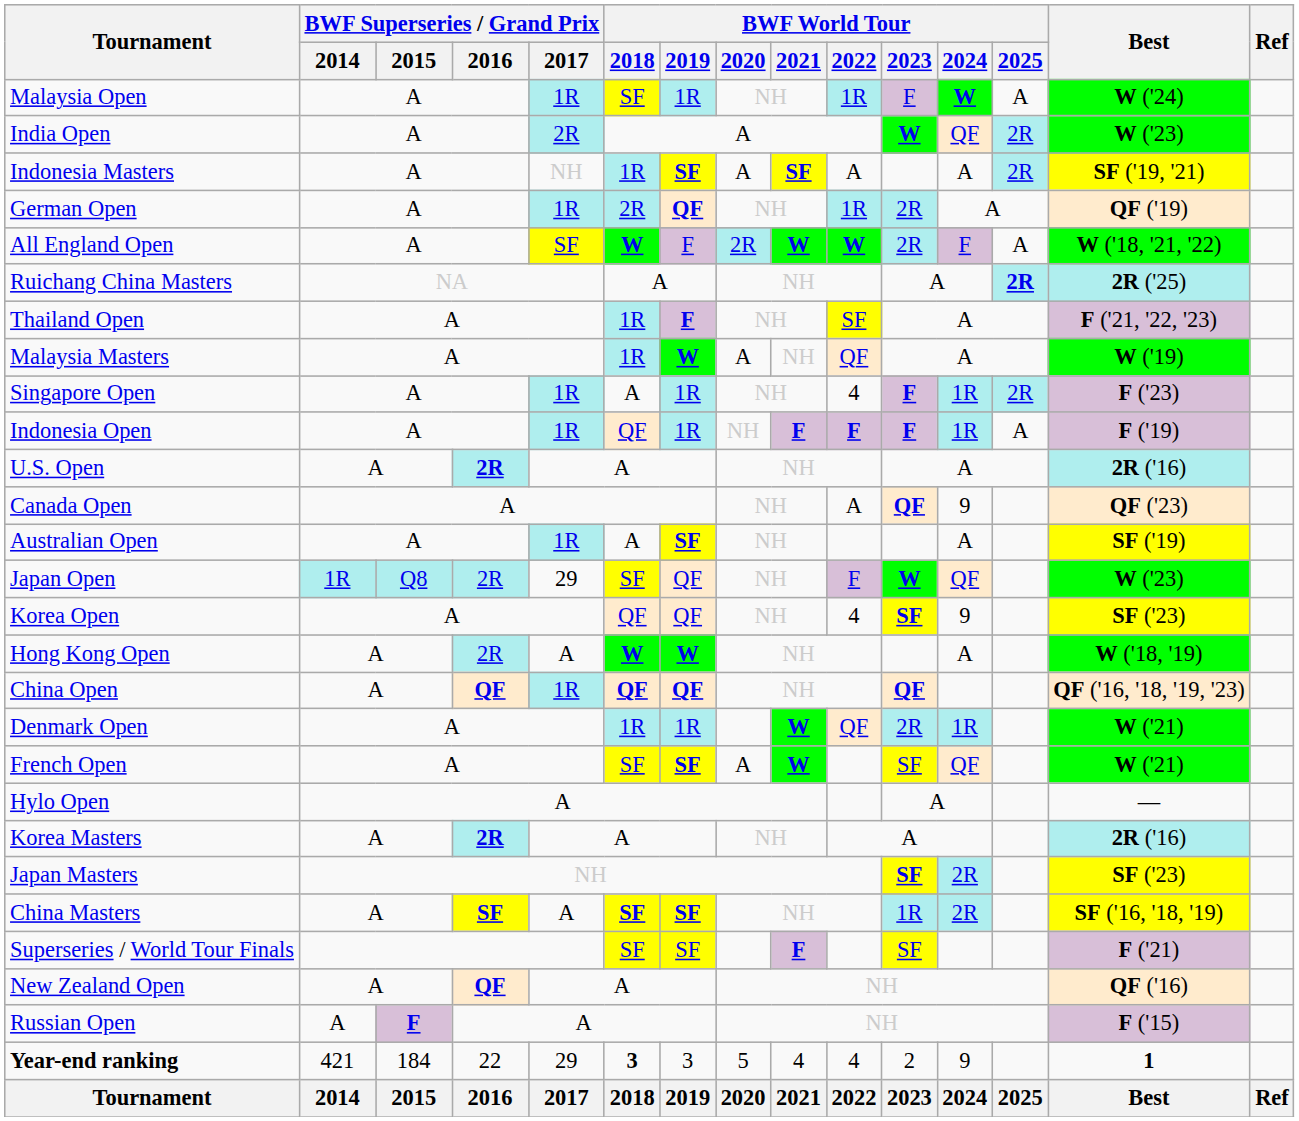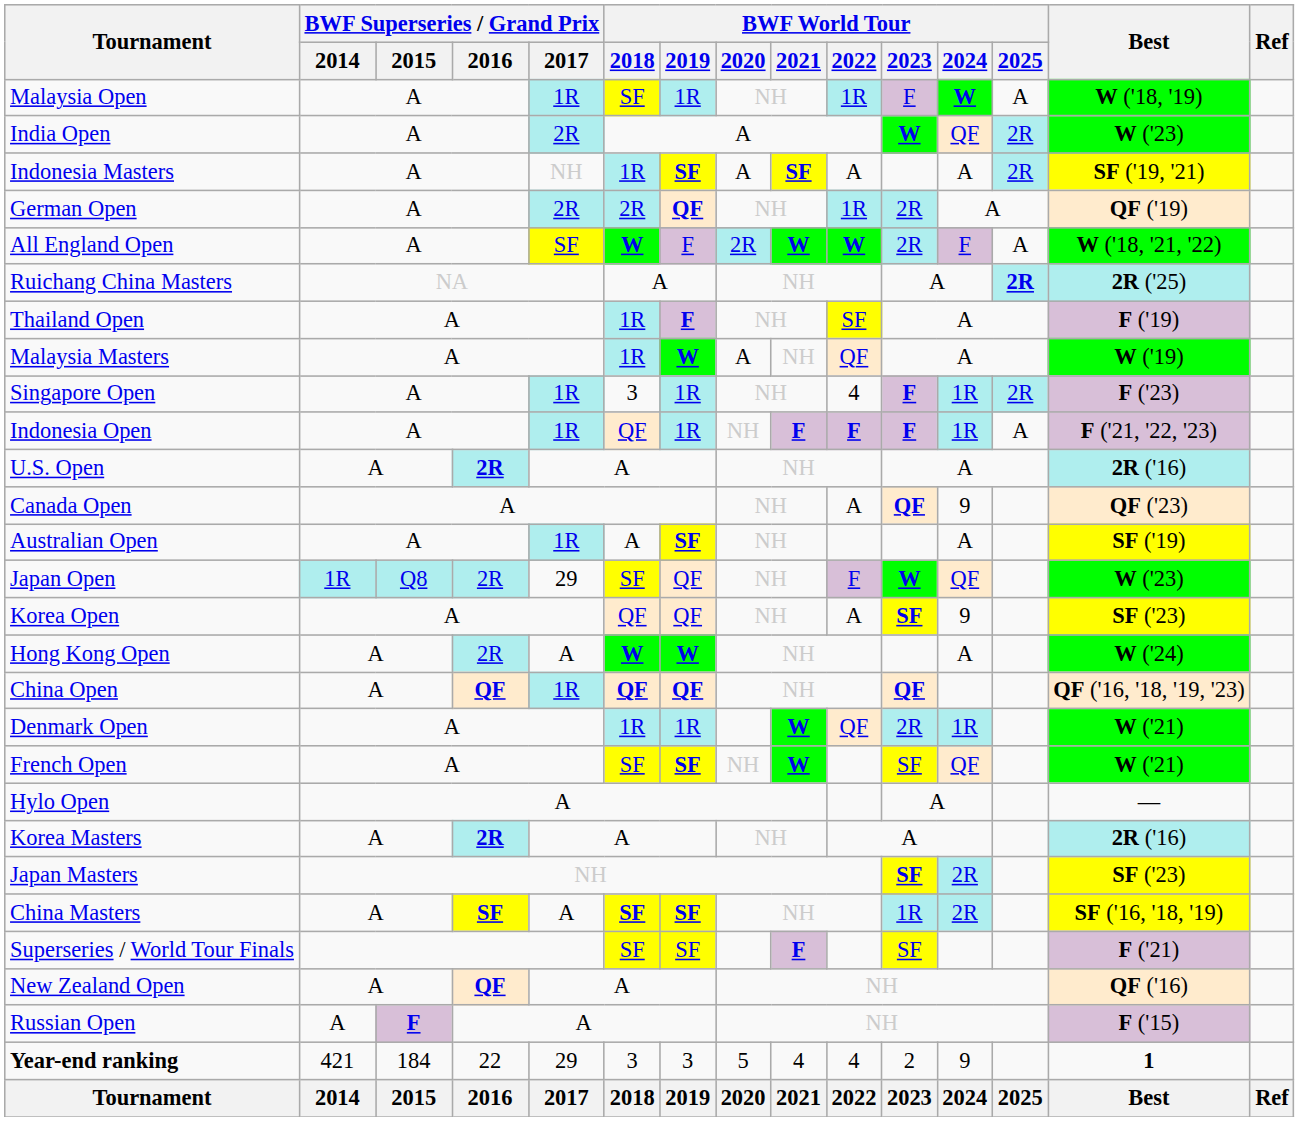(1149, 97) W ('24) -> (1149, 97) W ('18, '19)
(566, 208) 1R -> (566, 208) 2R
(1149, 319) F ('21, '22, '23) -> (1149, 319) F ('19)
(632, 393) A -> (632, 393) 3
(1149, 430) F ('19) -> (1149, 430) F ('21, '22, '23)
(854, 616) 4 -> (854, 616) A
(1149, 653) W ('18, '19) -> (1149, 653) W ('24)
(743, 764) A -> (743, 764) NH
(632, 1060) bold -> (632, 1060) normal
